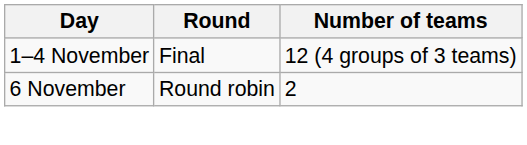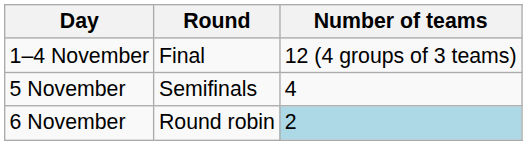+ row: (68, 88)
(291, 88) no background -> (291, 122) lightblue background
